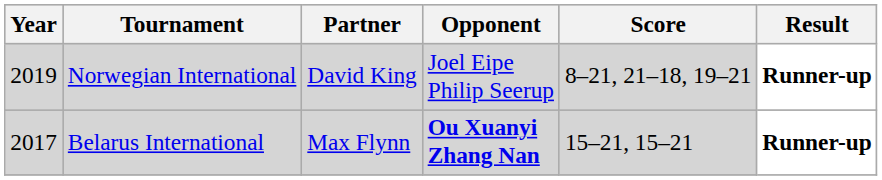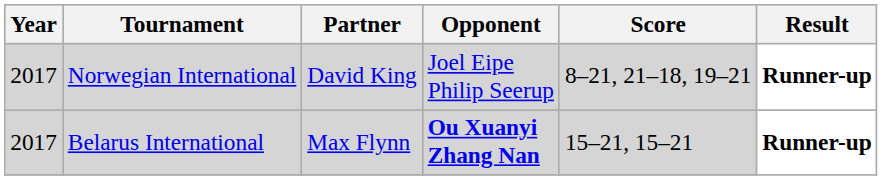(34, 76) 2019 -> (34, 76) 2017
